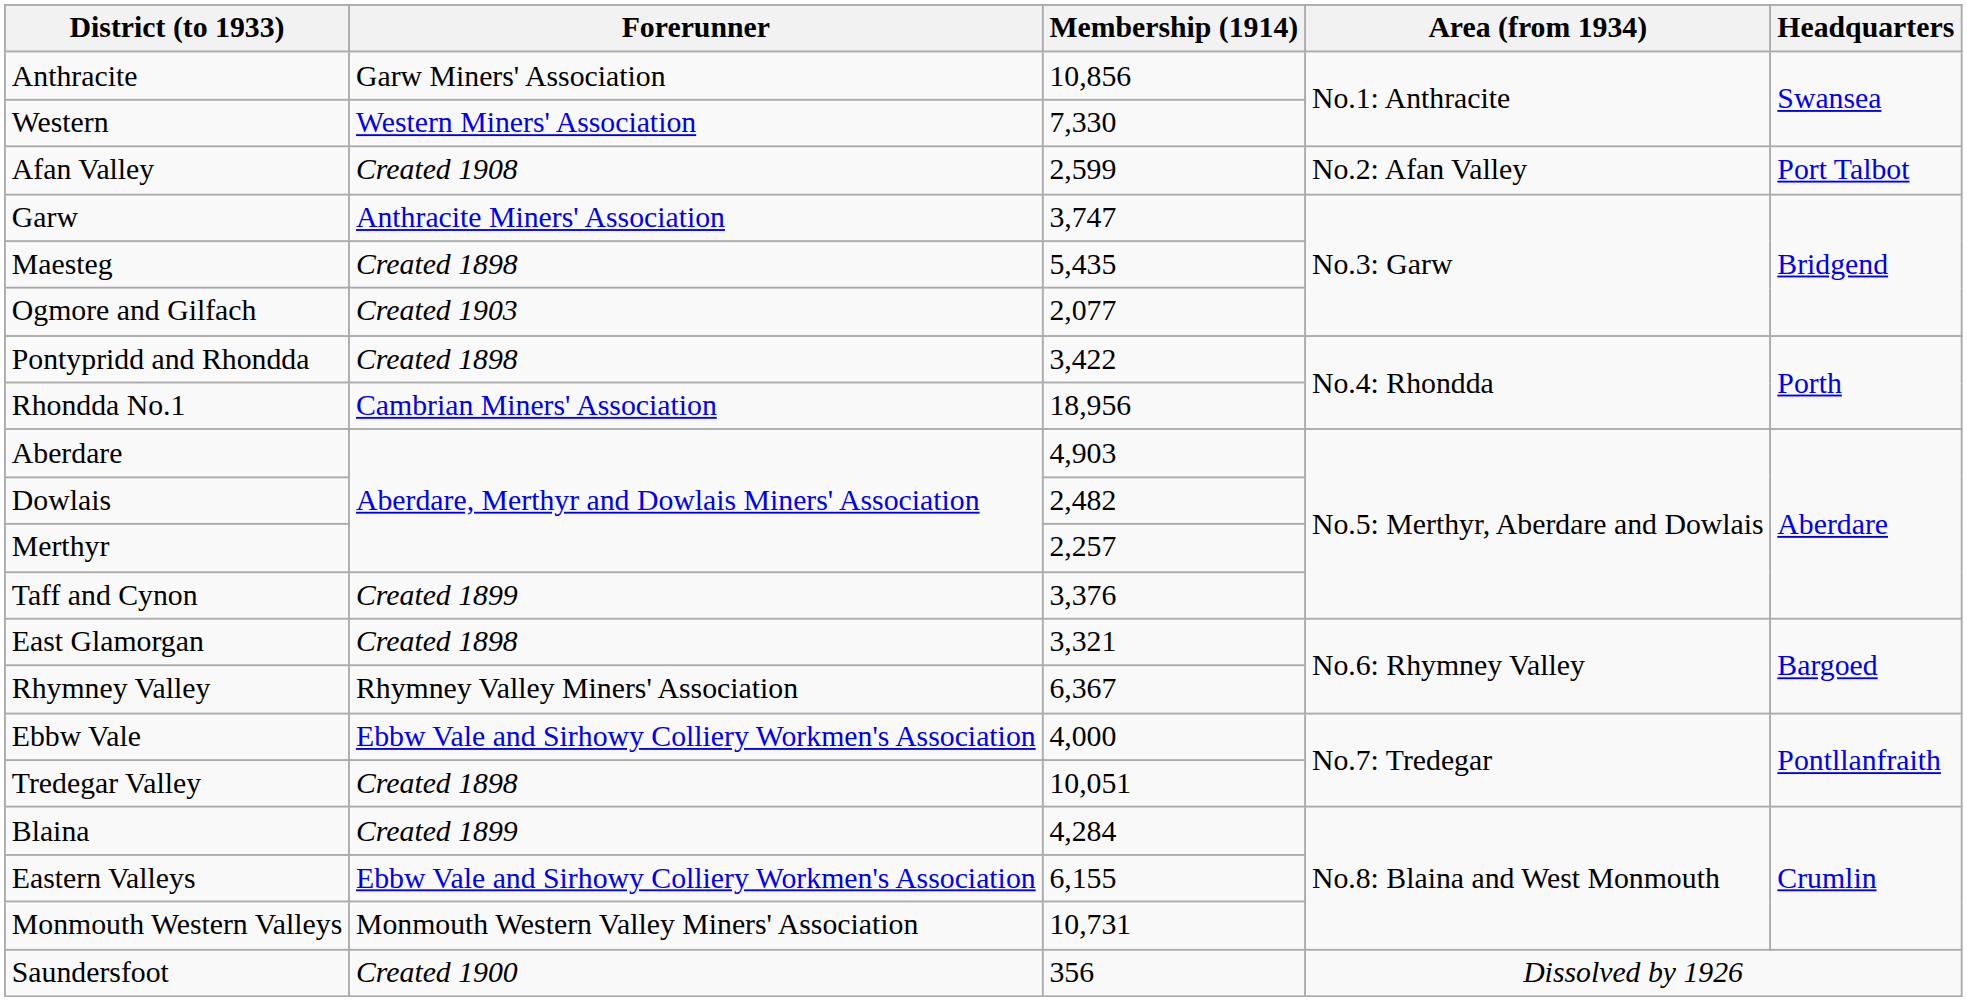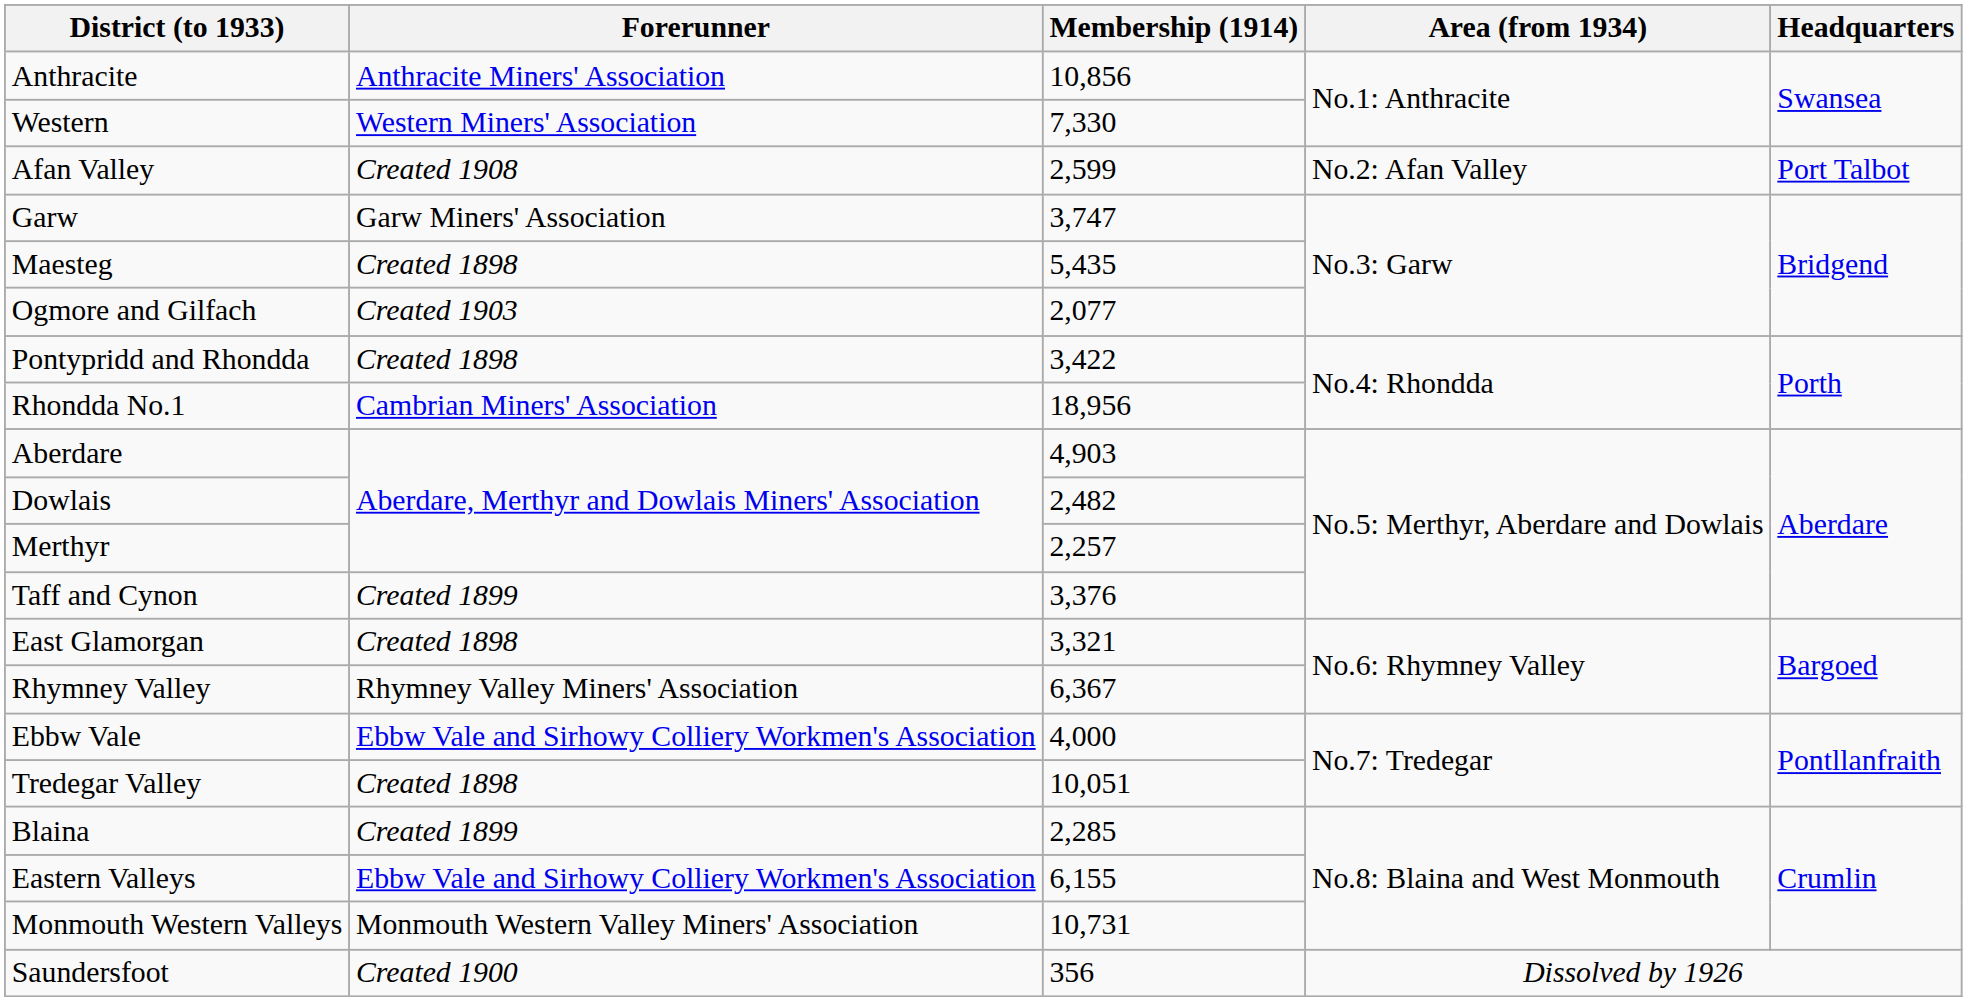(511, 75) Garw Miners' Association -> (540, 75) Anthracite Miners' Association
(540, 216) Anthracite Miners' Association -> (511, 216) Garw Miners' Association
(1083, 830) 4,284 -> (1083, 830) 2,285
